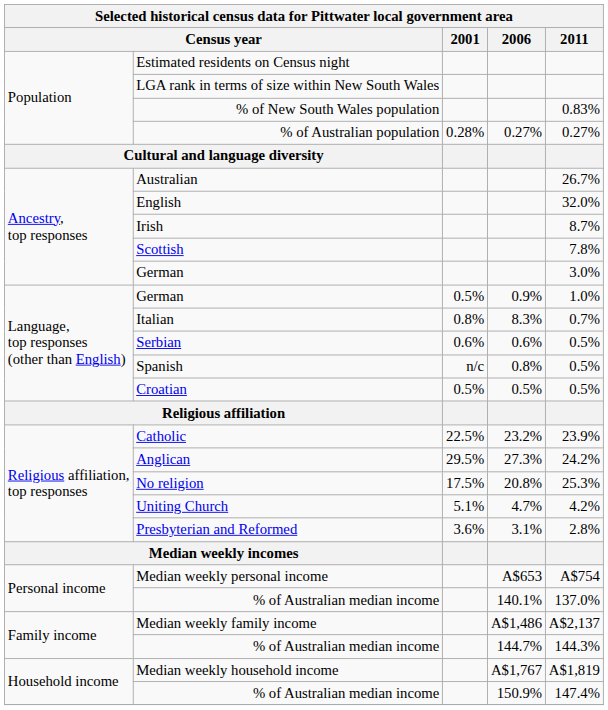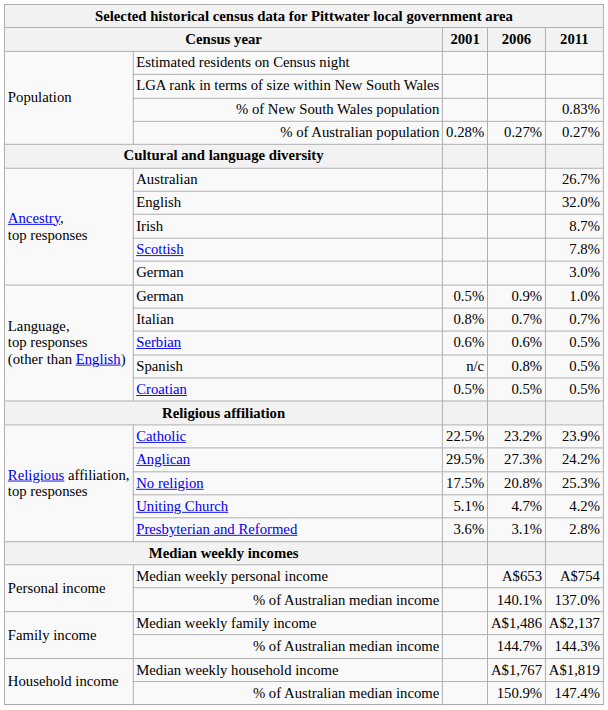(525, 319) 8.3% -> (525, 319) 0.7%
